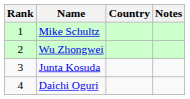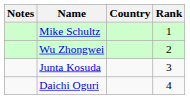columns swapped: (20, 13) <-> (169, 13)
